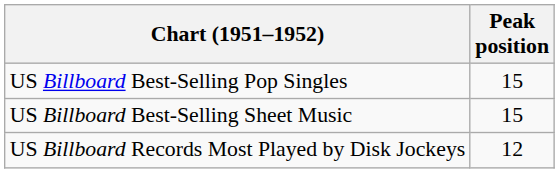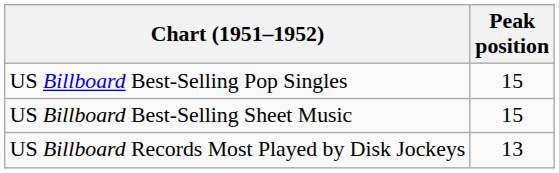(512, 149) 12 -> (512, 149) 13
